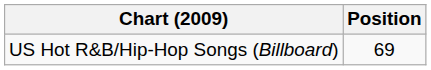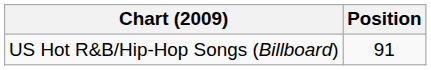(384, 49) 69 -> (384, 49) 91
